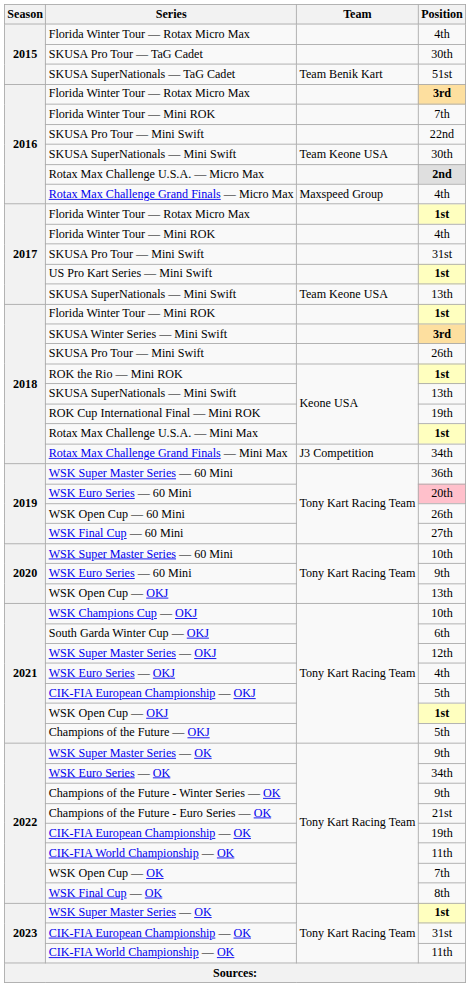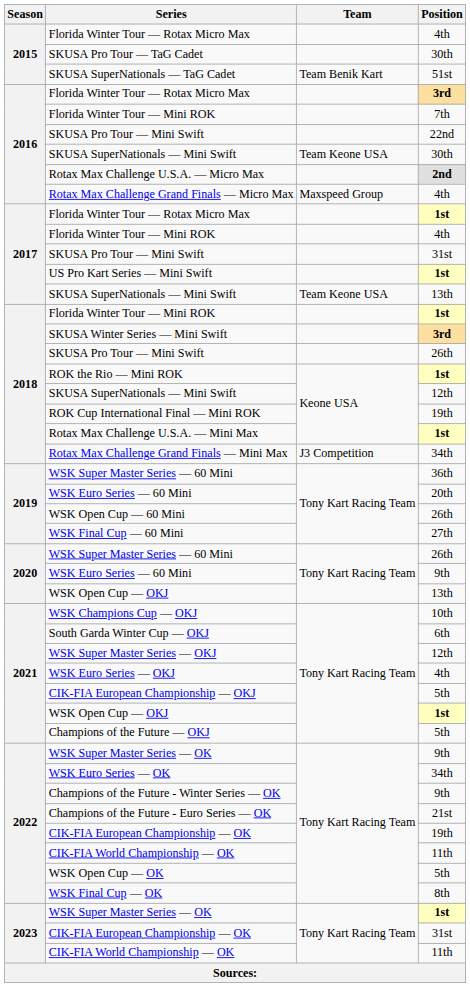(442, 393) 13th -> (442, 393) 12th
(442, 493) pink background -> (442, 493) no background
(442, 553) 10th -> (442, 553) 26th
(442, 872) 7th -> (442, 872) 5th
